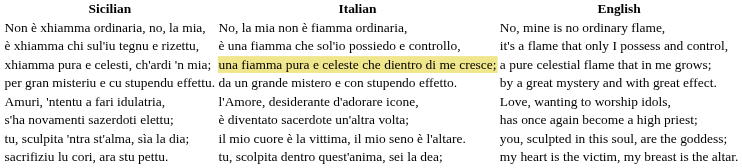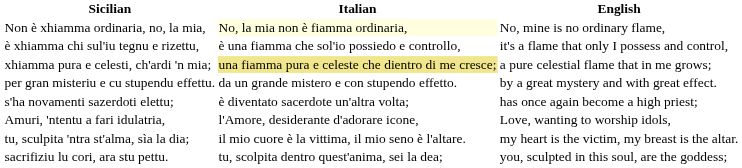(313, 27) no background -> (313, 27) lightyellow background
rows swapped: (85, 101) <-> (89, 120)
(614, 138) you, sculpted in this soul, are the goddess; -> (619, 138) my heart is the victim, my breast is the altar.
(619, 156) my heart is the victim, my breast is the altar. -> (614, 156) you, sculpted in this soul, are the goddess;
